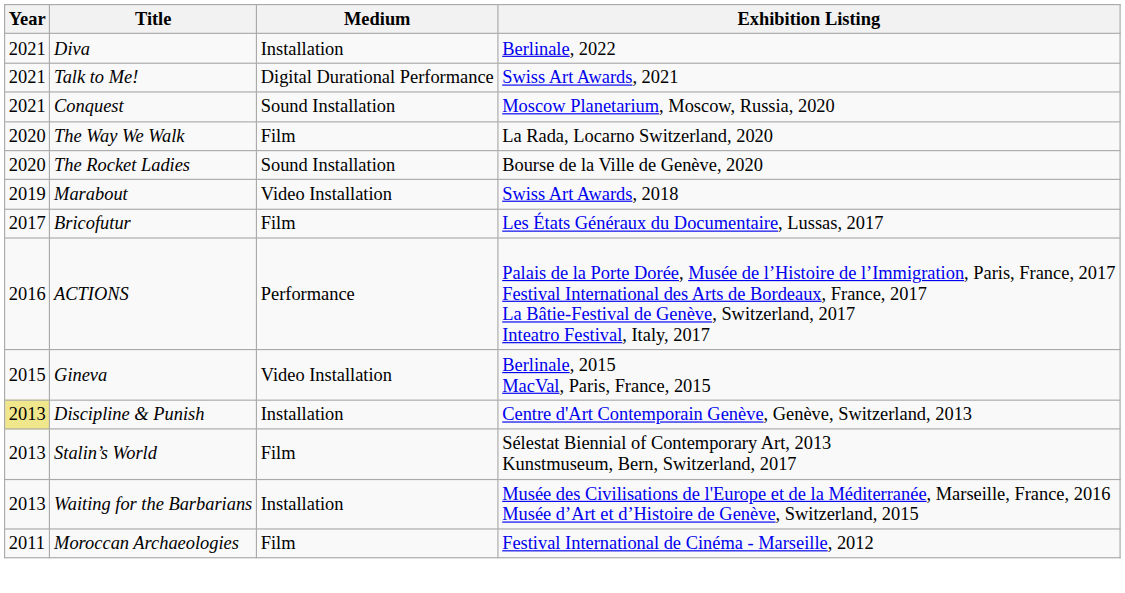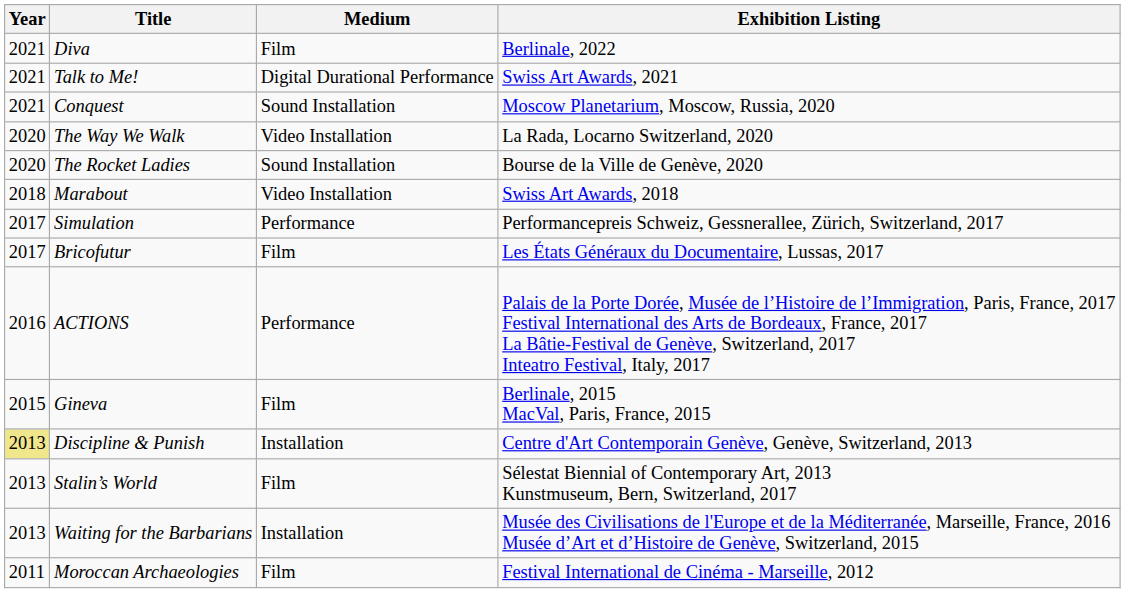(302, 48) Installation -> (278, 48) Film
(278, 135) Film -> (326, 135) Video Installation
(27, 194) 2019 -> (27, 194) 2018
+ row: (94, 223)
(326, 374) Video Installation -> (278, 404) Film
